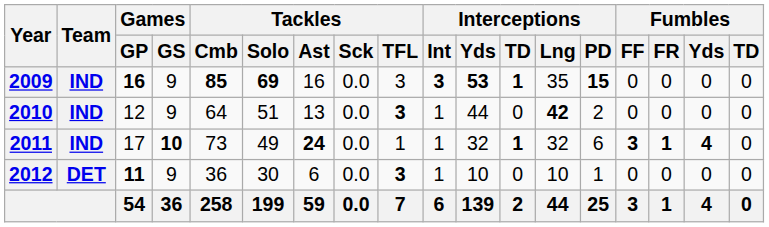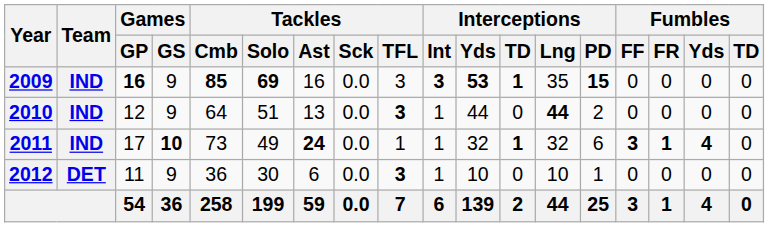(558, 112) 42 -> (558, 112) 44
(134, 174) bold -> (134, 174) normal
